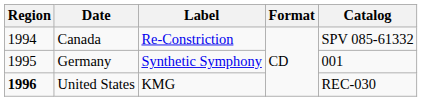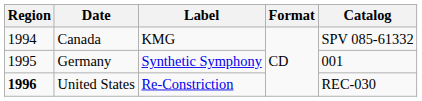(187, 38) Re-Constriction -> (158, 38) KMG
(158, 84) KMG -> (187, 84) Re-Constriction
